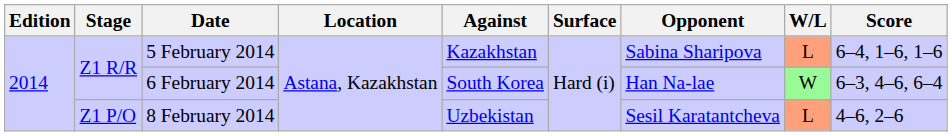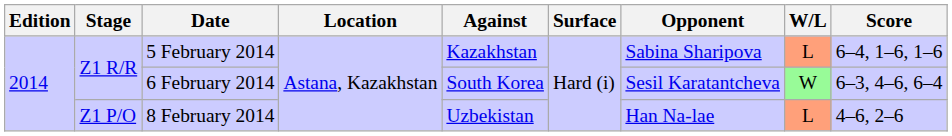(670, 82) Han Na-lae -> (703, 82) Sesil Karatantcheva
(703, 114) Sesil Karatantcheva -> (670, 114) Han Na-lae
